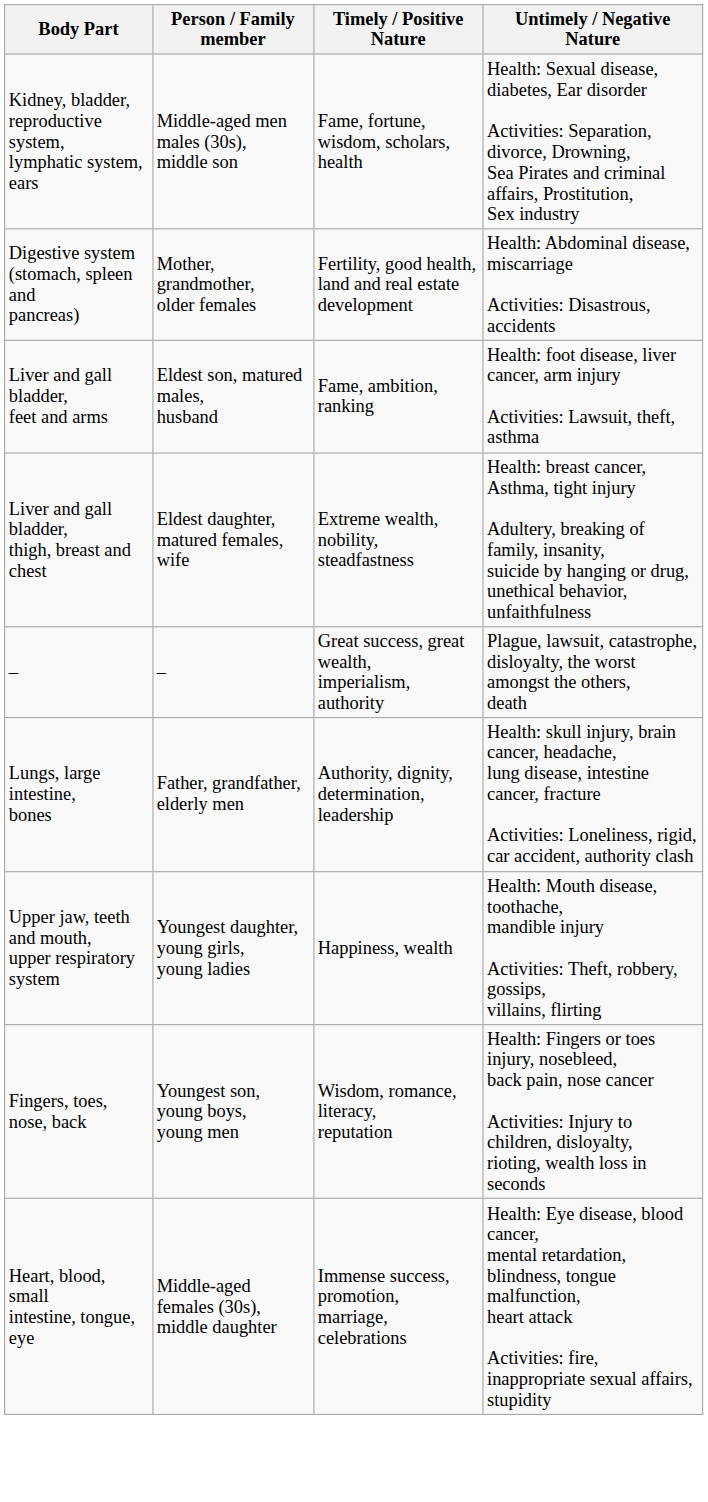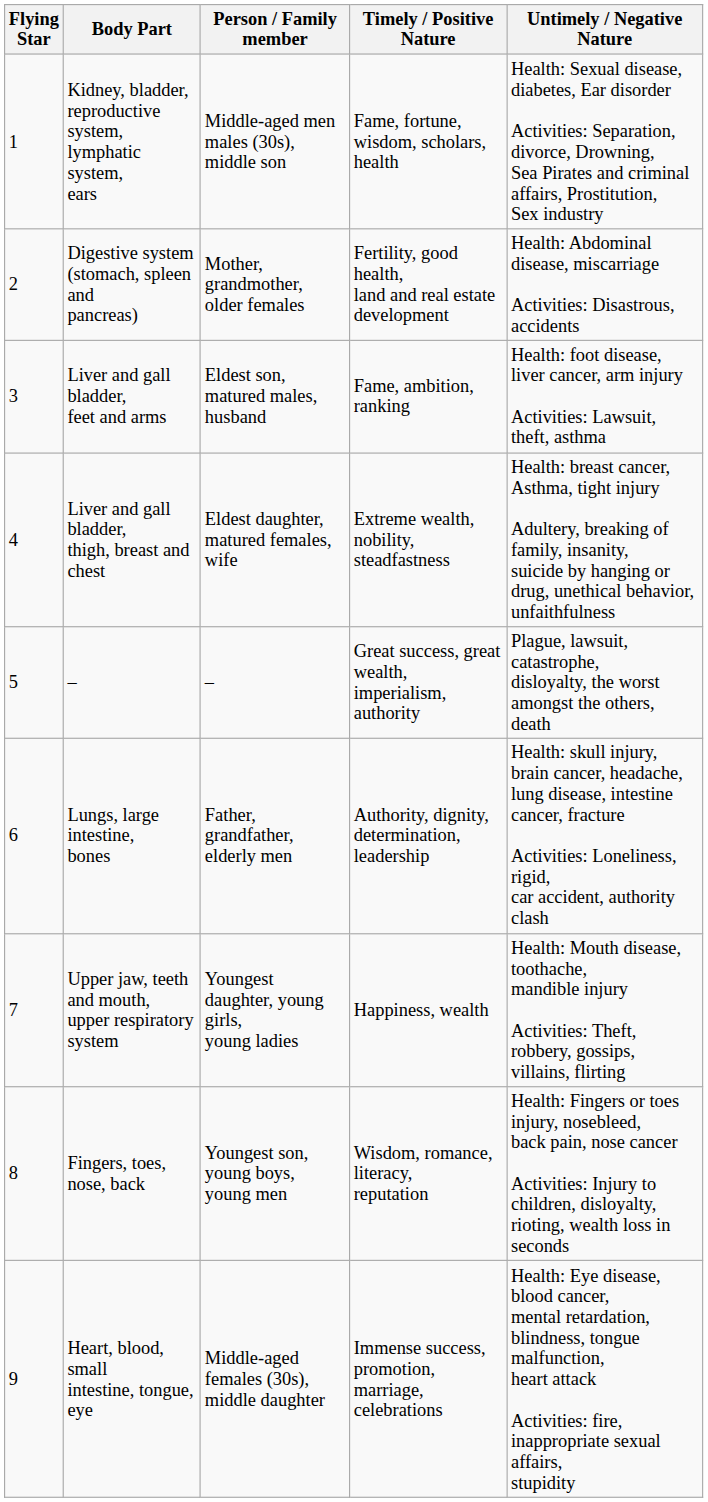+ column: (34, 29)
